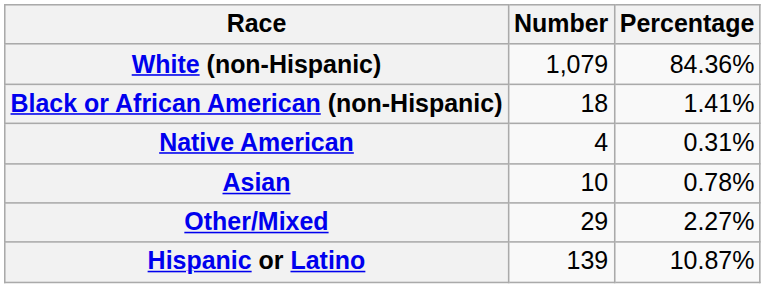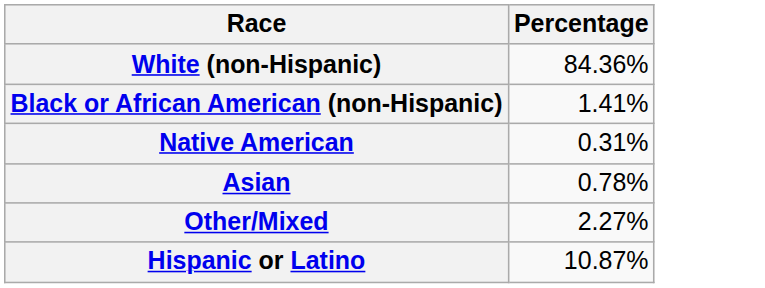- column: (561, 24)
